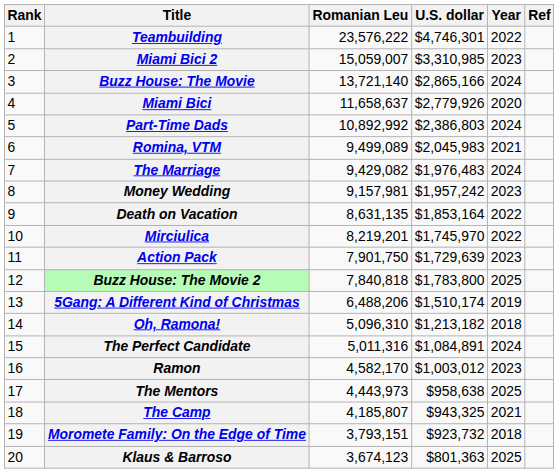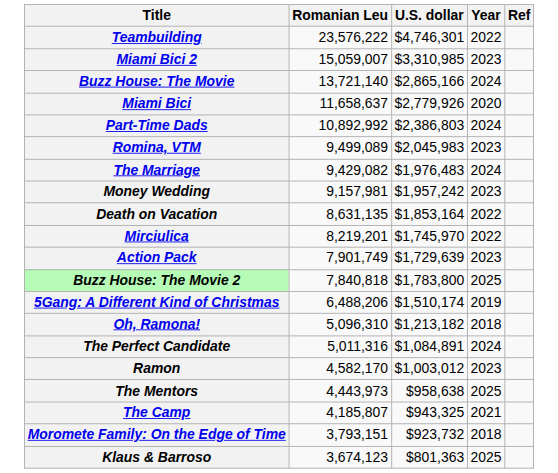- column: (24, 15)
(506, 147) 2021 -> (486, 147) 2023
(377, 258) 7,901,750 -> (357, 258) 7,901,749
